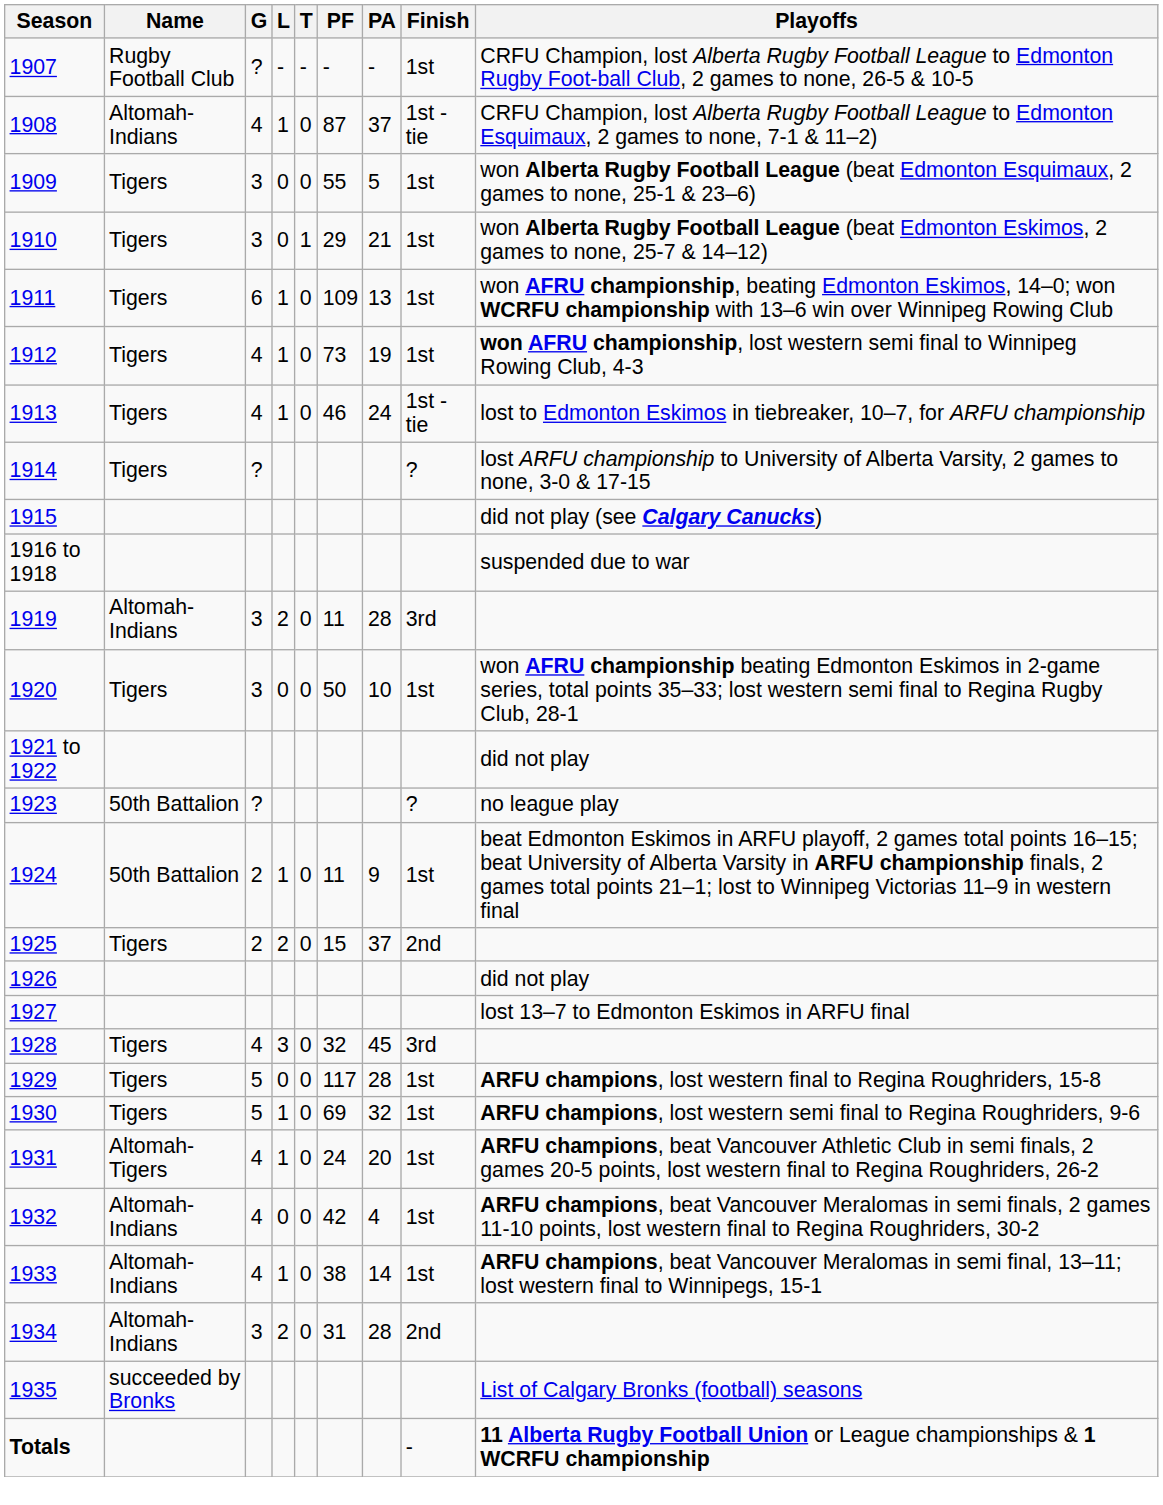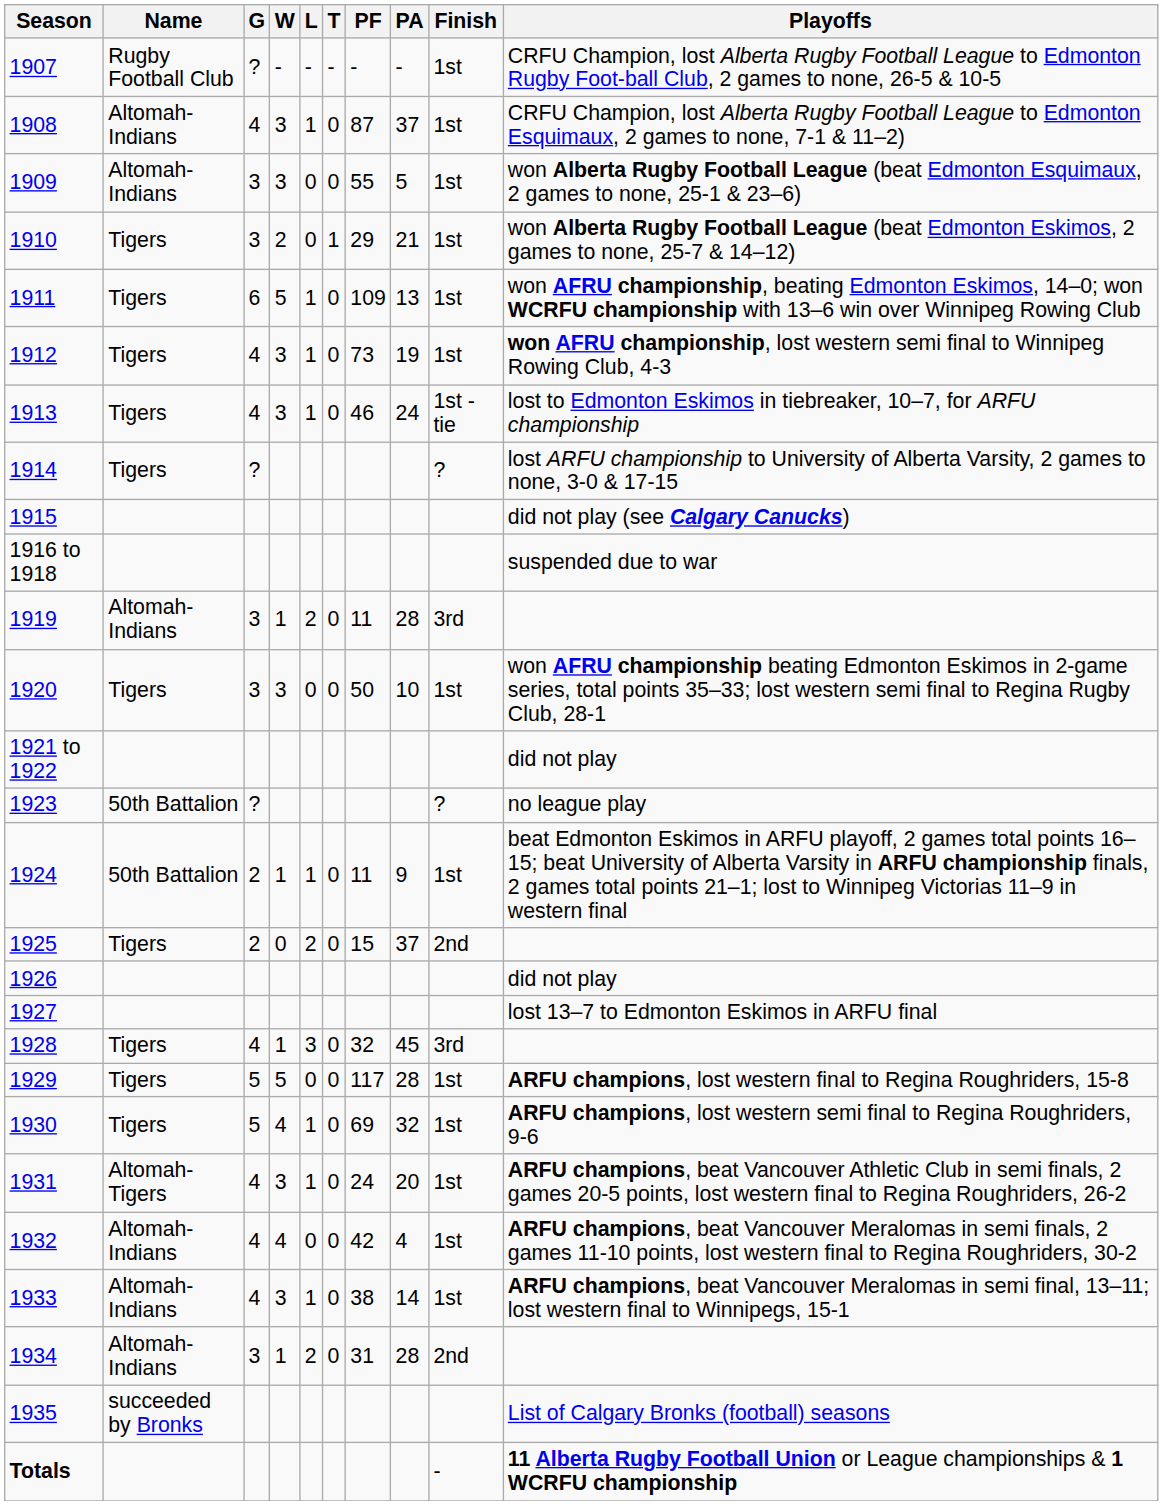+ column: (285, 21)
(426, 124) 1st - tie -> (448, 124) 1st
(138, 182) Tigers -> (151, 182) Altomah-Indians
